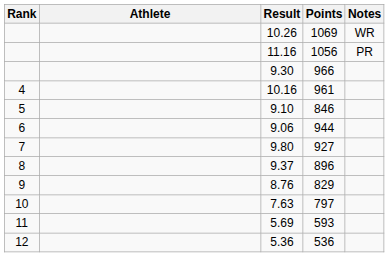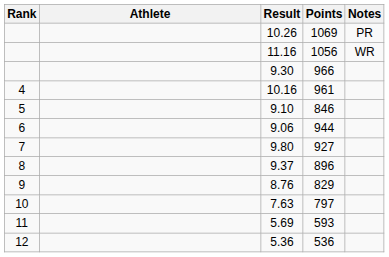(365, 33) WR -> (365, 33) PR
(365, 52) PR -> (365, 52) WR
